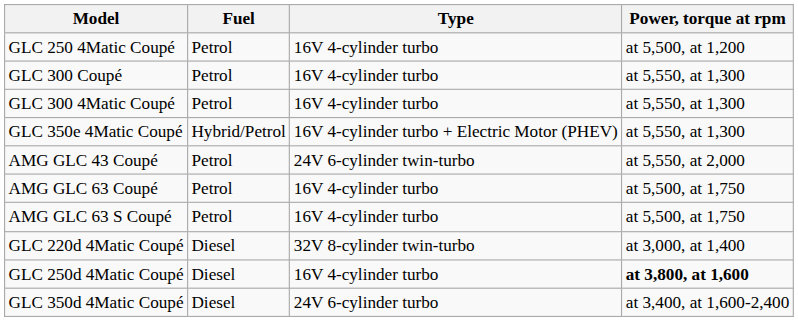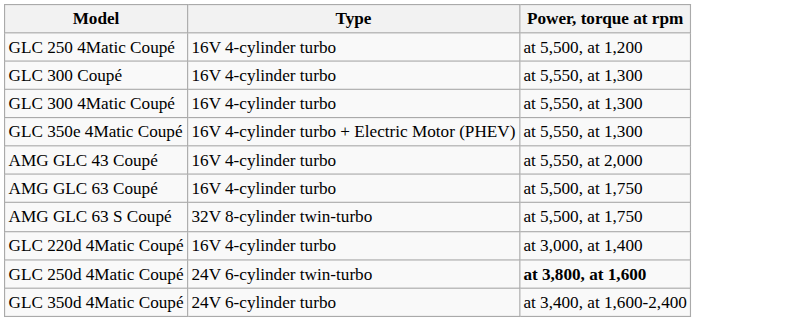- column: (239, 18)
(384, 160) 24V 6-cylinder twin-turbo -> (264, 160) 16V 4-cylinder turbo
(366, 217) 16V 4-cylinder turbo -> (282, 217) 32V 8-cylinder twin-turbo
(384, 245) 32V 8-cylinder twin-turbo -> (264, 245) 16V 4-cylinder turbo
(366, 273) 16V 4-cylinder turbo -> (282, 273) 24V 6-cylinder twin-turbo
